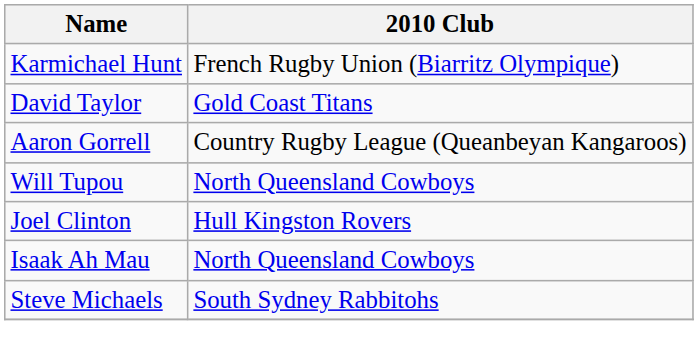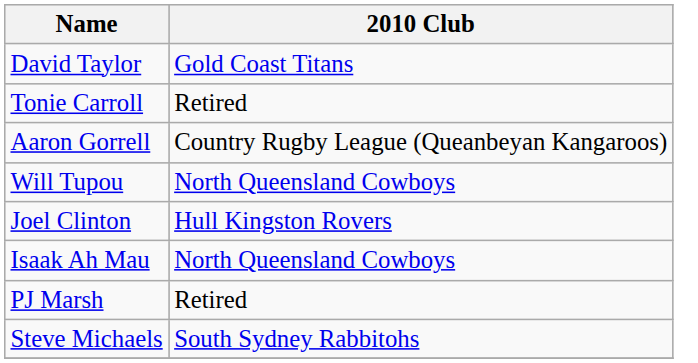- row: (96, 63)
+ row: (77, 102)
+ row: (57, 299)
